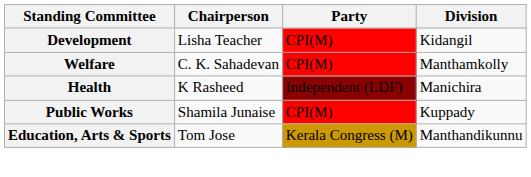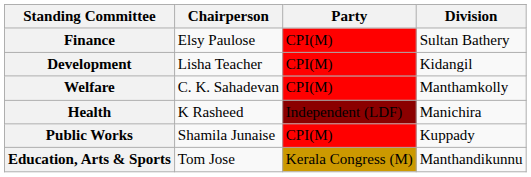+ row: (89, 40)
